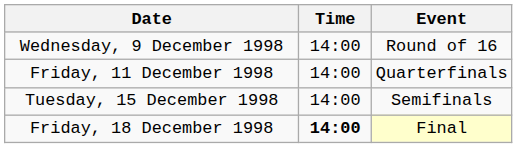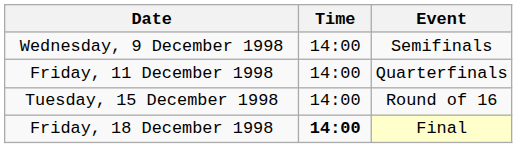(442, 46) Round of 16 -> (442, 46) Semifinals
(442, 101) Semifinals -> (442, 101) Round of 16
